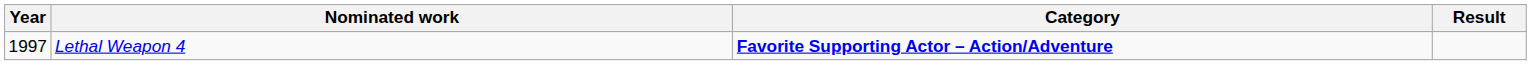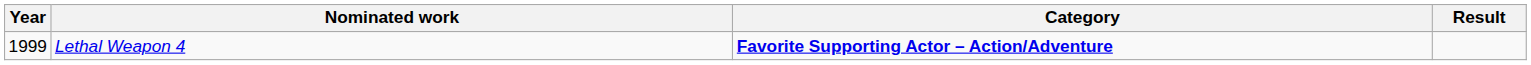(28, 45) 1997 -> (28, 45) 1999
